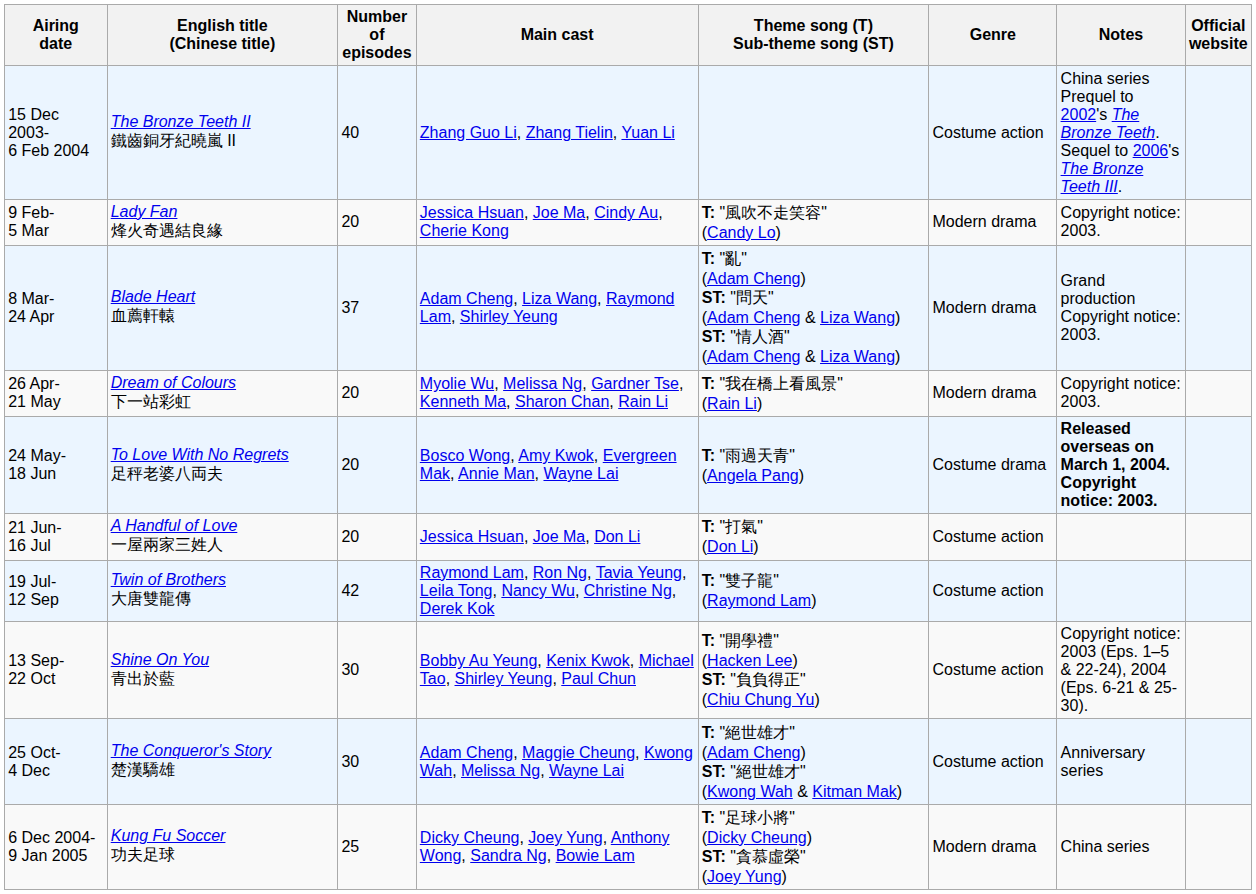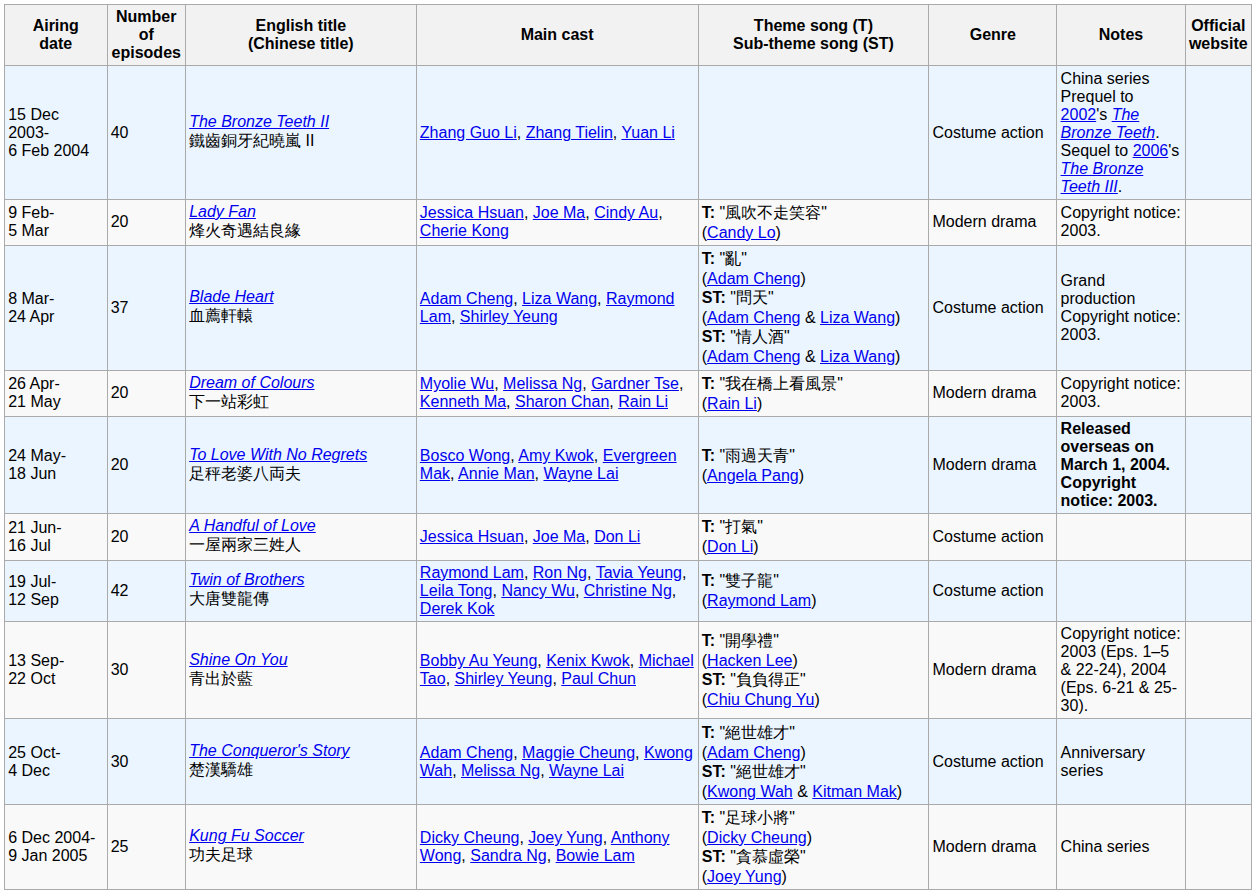columns swapped: (222, 35) <-> (377, 35)
(984, 307) Modern drama -> (988, 307) Costume action
(989, 465) Costume drama -> (984, 465) Modern drama
(988, 670) Costume action -> (984, 670) Modern drama
